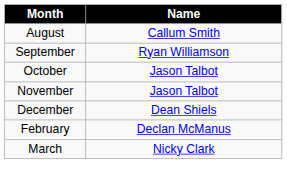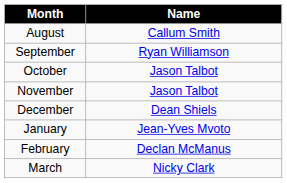+ row: (45, 129)
